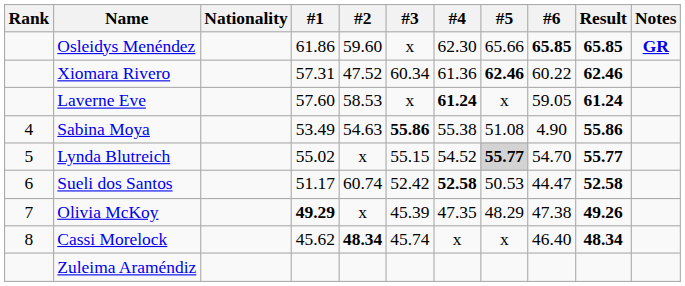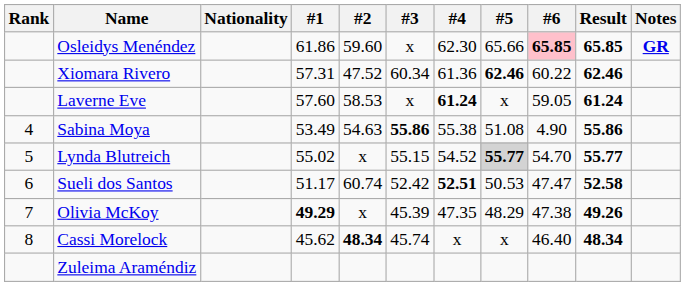(552, 45) no background -> (552, 45) pink background
(457, 184) 52.58 -> (457, 184) 52.51
(552, 184) 44.47 -> (552, 184) 47.47
